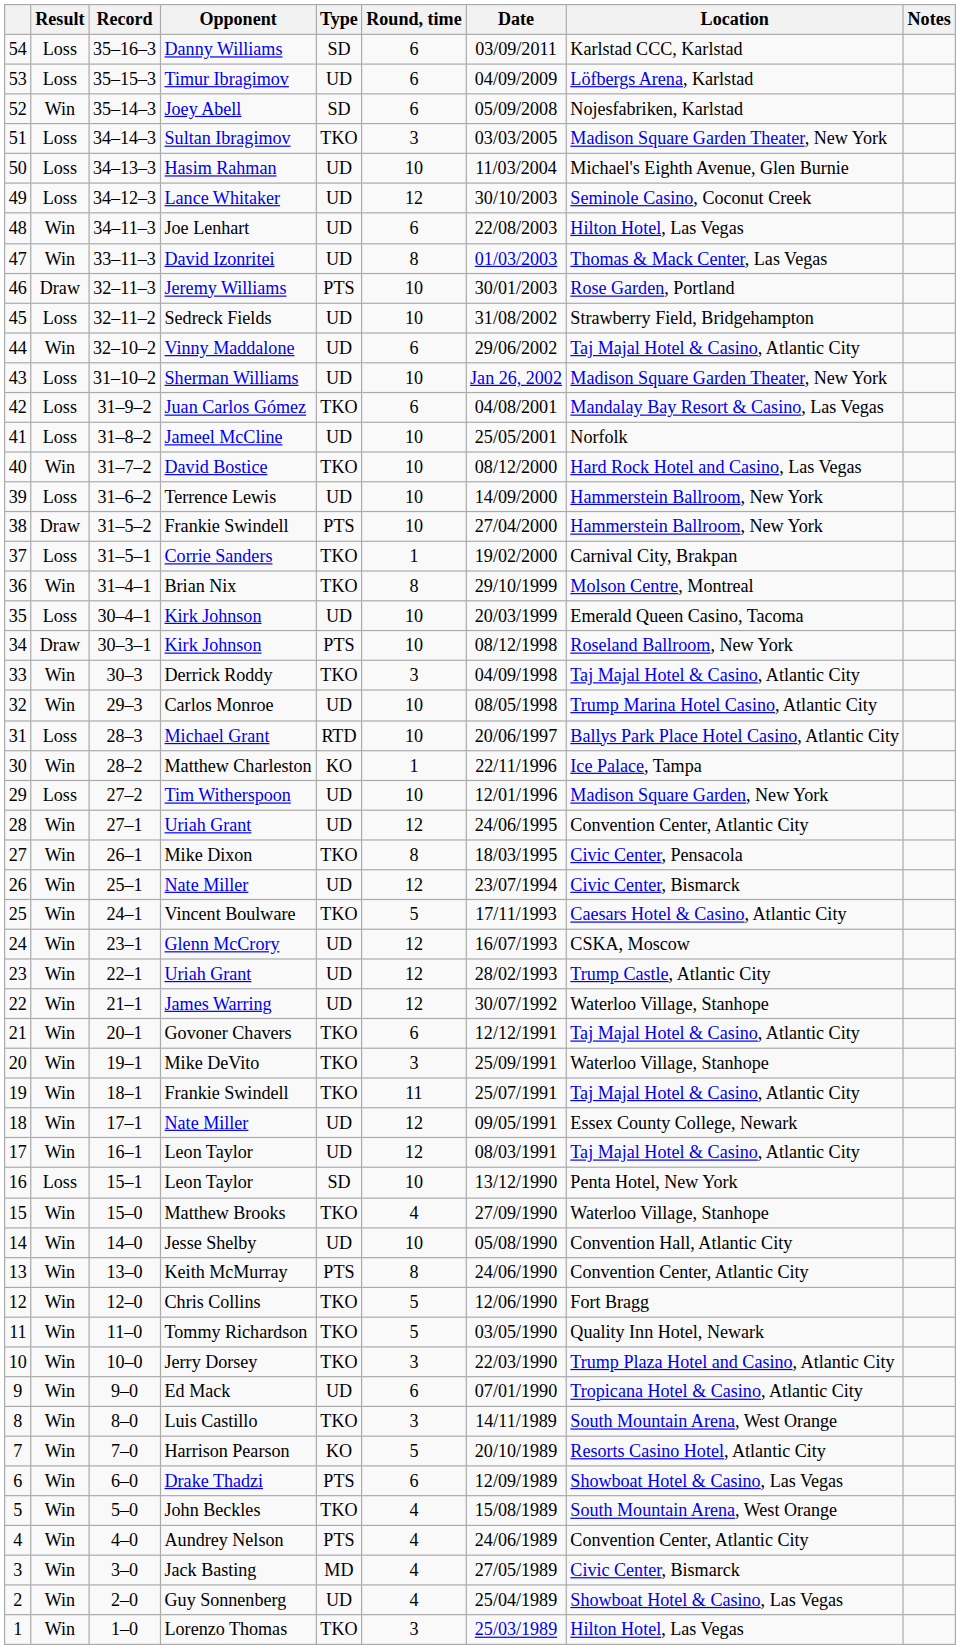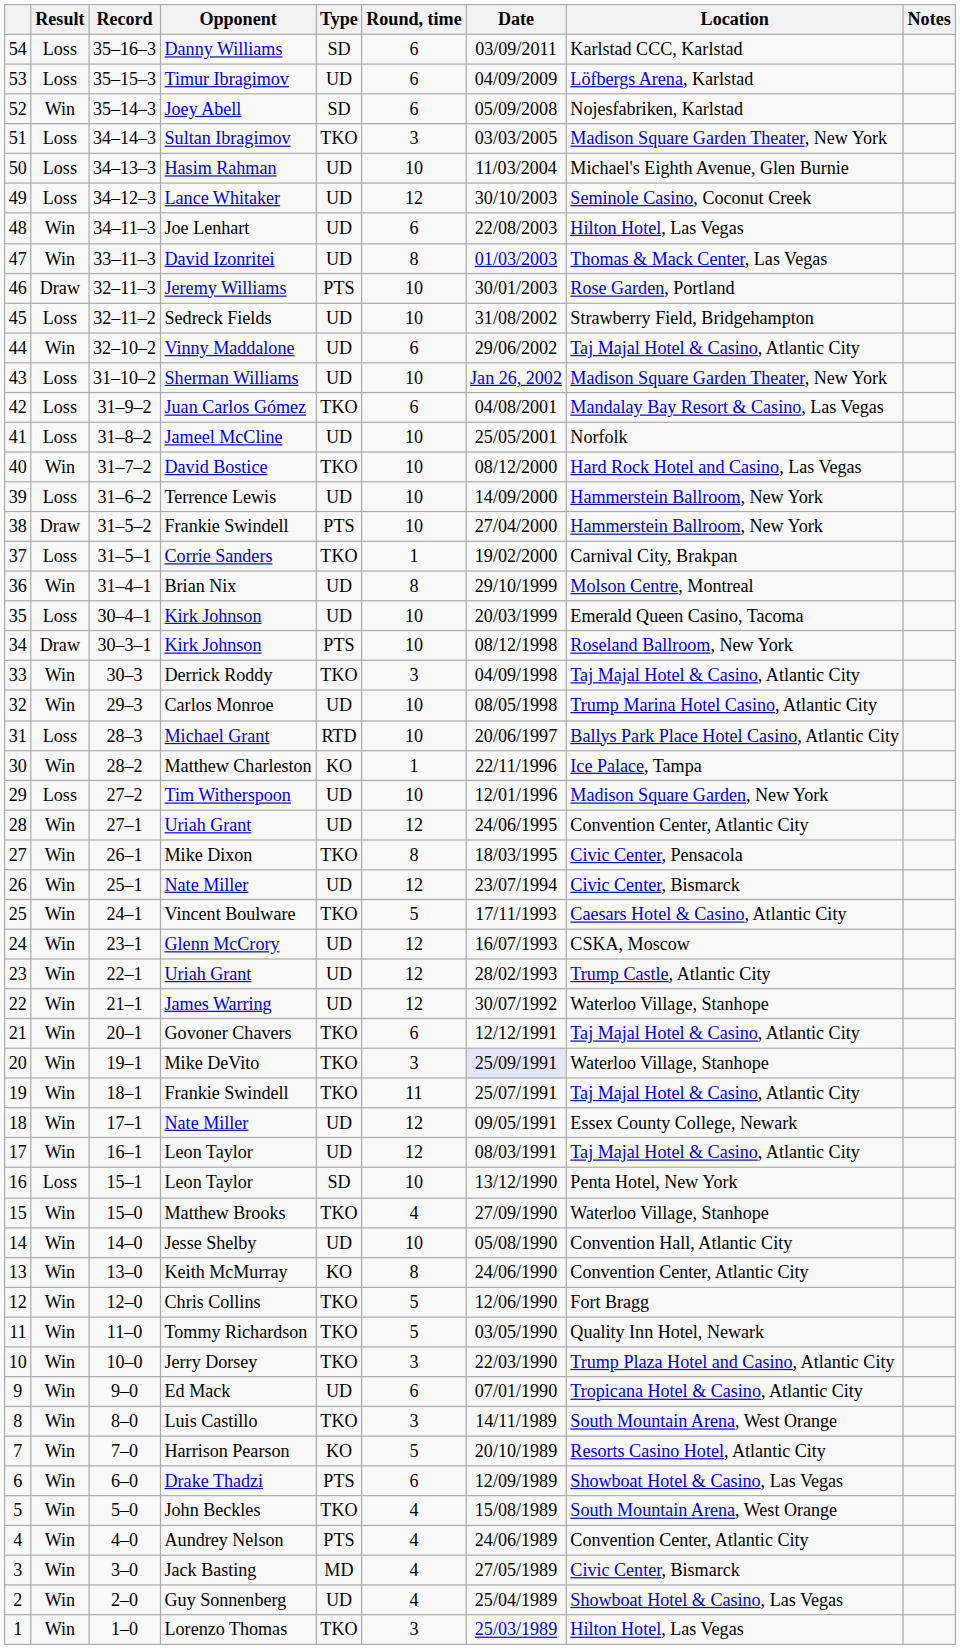(339, 586) TKO -> (339, 586) UD
(516, 1063) no background -> (516, 1063) lavender background
(339, 1272) PTS -> (339, 1272) KO
